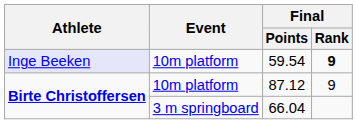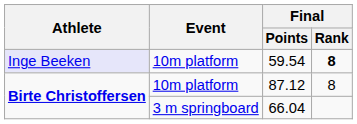(332, 62) 9 -> (332, 62) 8
(332, 85) 9 -> (332, 85) 8
